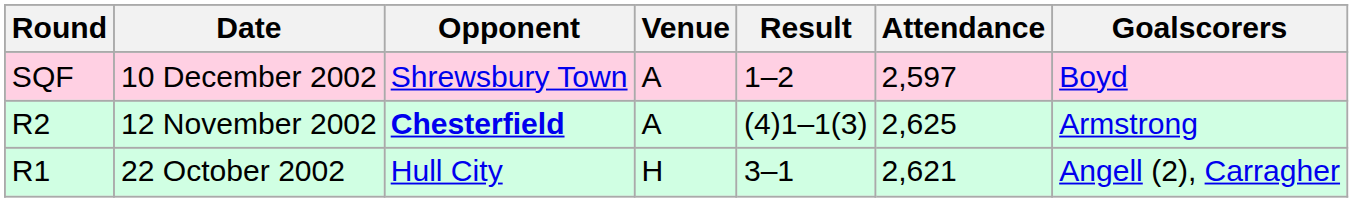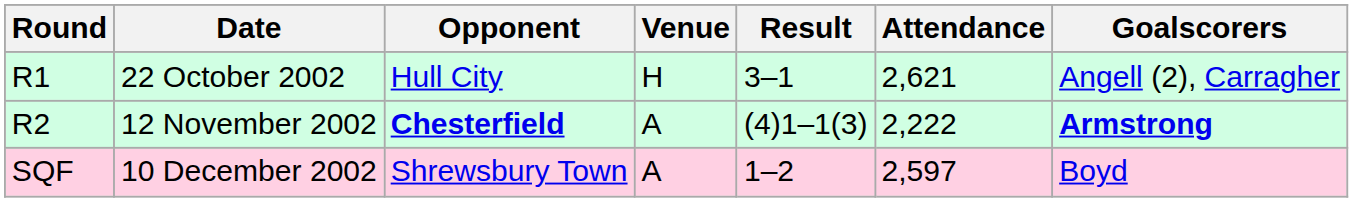rows swapped: (233, 171) <-> (249, 76)
(919, 123) 2,625 -> (919, 123) 2,222
(1129, 123) normal -> (1136, 123) bold
